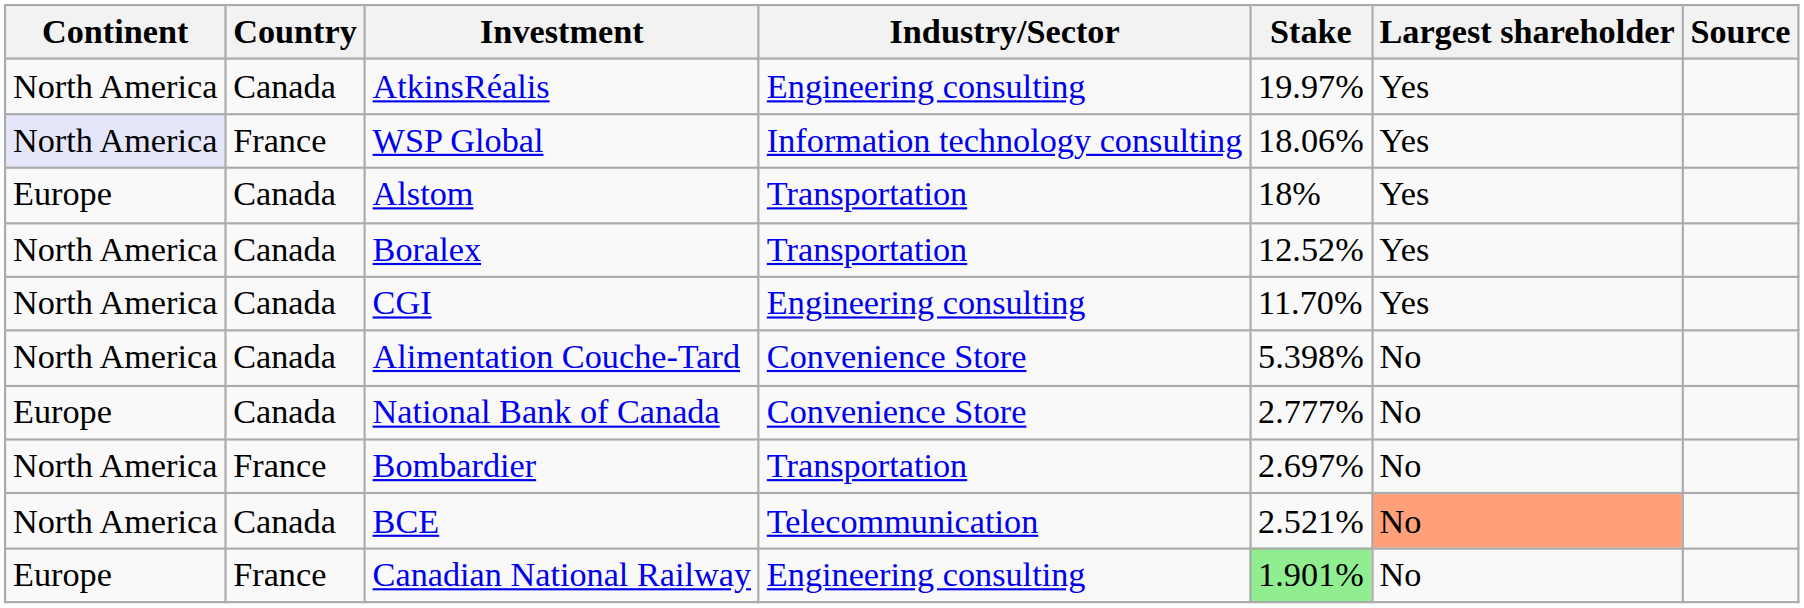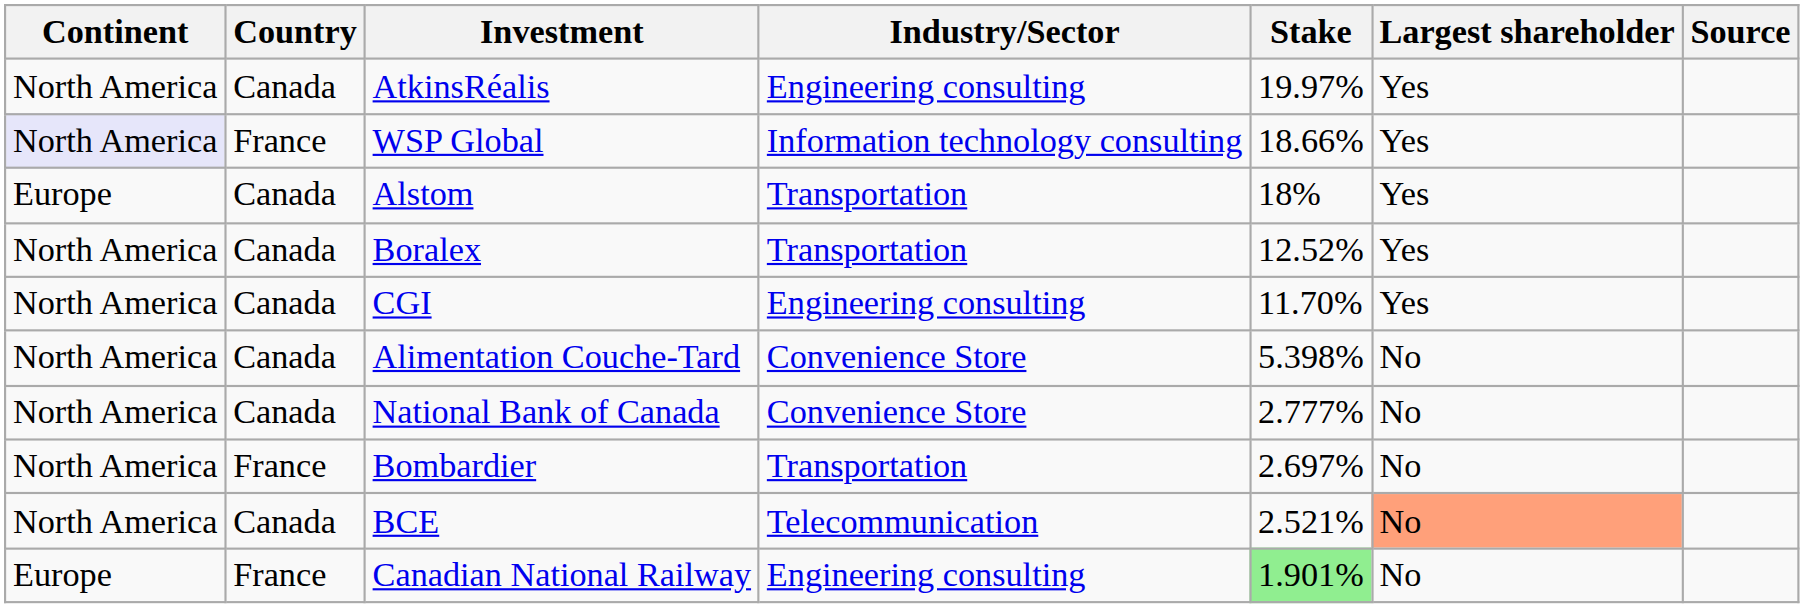(1311, 140) 18.06% -> (1311, 140) 18.66%
(62, 411) Europe -> (115, 411) North America
